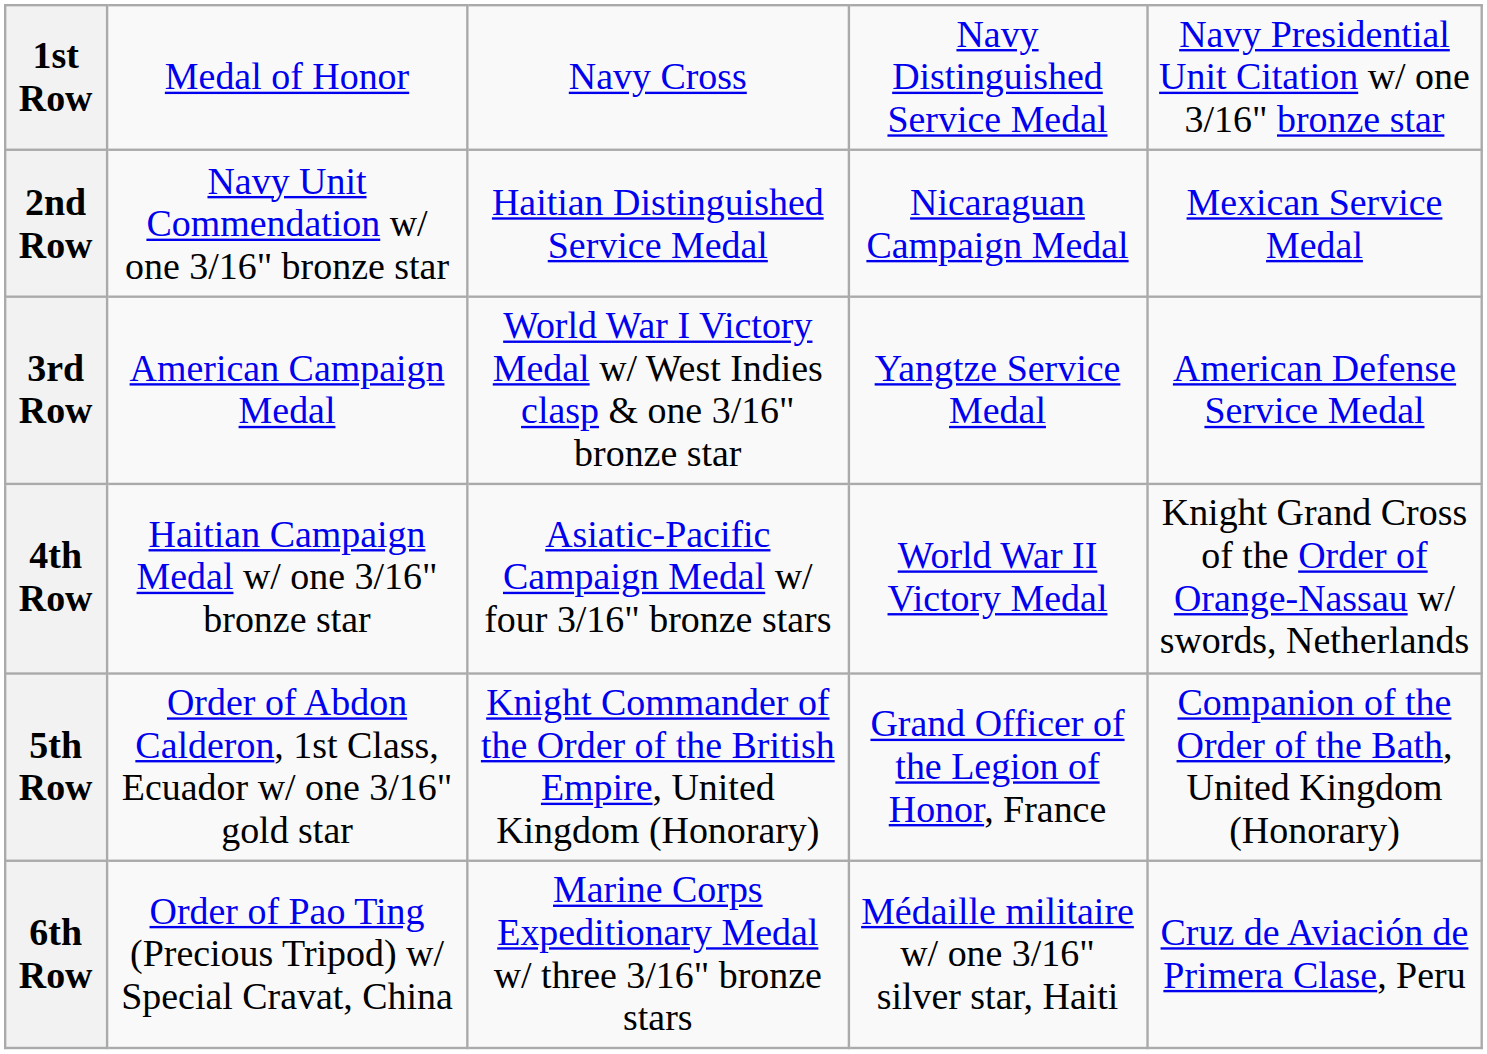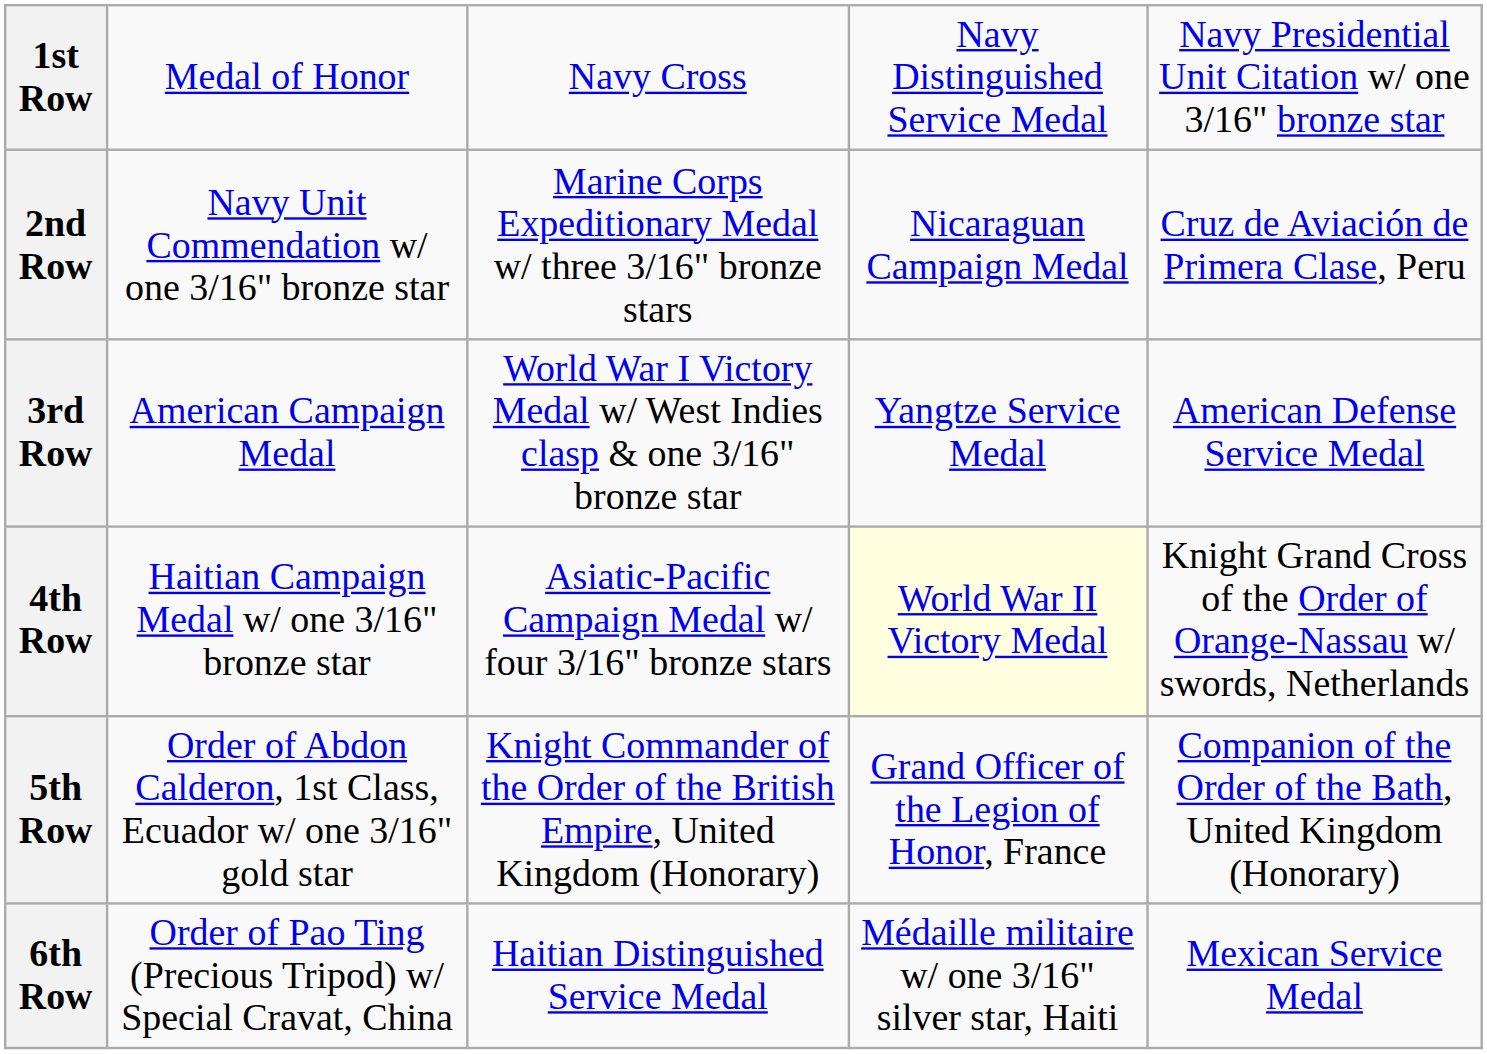(658, 222) Haitian Distinguished Service Medal -> (658, 244) Marine Corps Expeditionary Medal w/ three 3/16" bronze stars
(1314, 222) Mexican Service Medal -> (1314, 244) Cruz de Aviación de Primera Clase, Peru
(997, 577) no background -> (997, 620) lightyellow background
(658, 953) Marine Corps Expeditionary Medal w/ three 3/16" bronze stars -> (658, 975) Haitian Distinguished Service Medal
(1314, 953) Cruz de Aviación de Primera Clase, Peru -> (1314, 975) Mexican Service Medal
